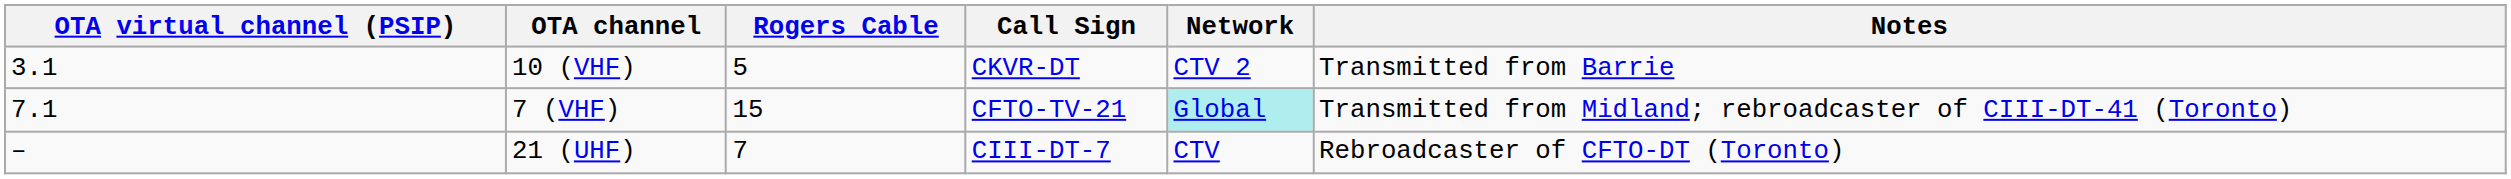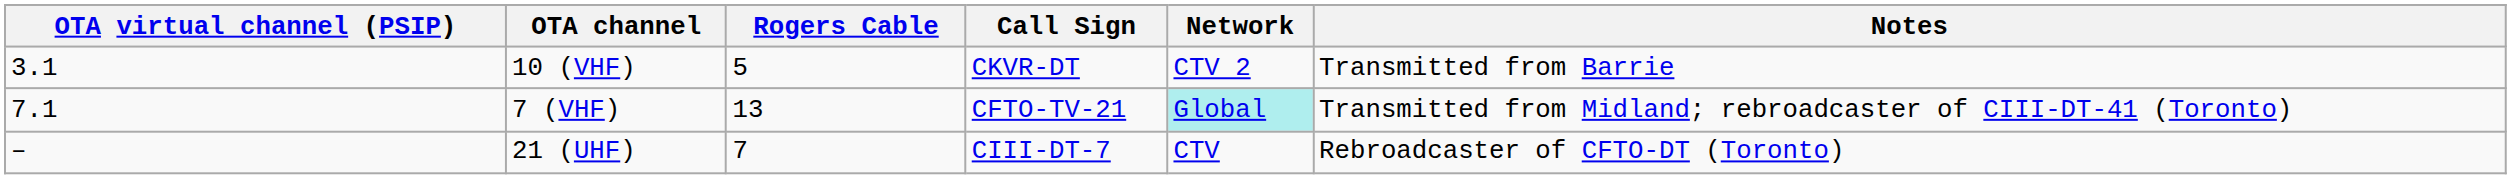(748, 110) 15 -> (748, 110) 13
